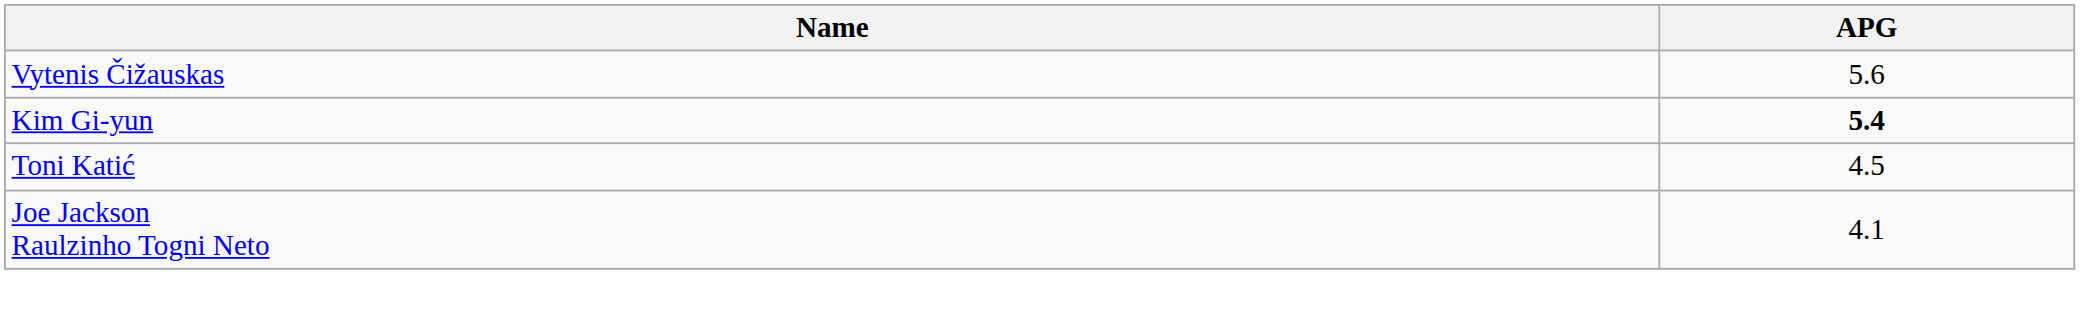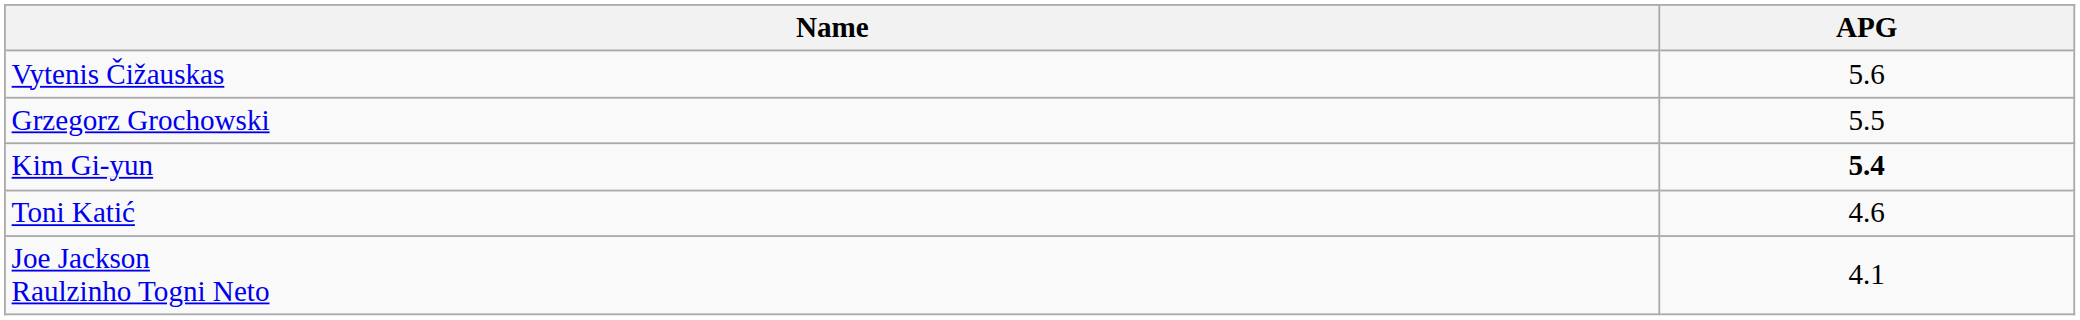+ row: (141, 119)
(1867, 166) 4.5 -> (1867, 212) 4.6
